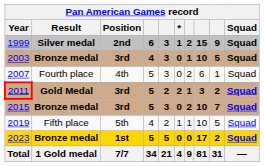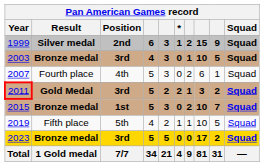(122, 107) 3rd -> (122, 107) 1st
(122, 138) 1st -> (122, 138) 3rd
